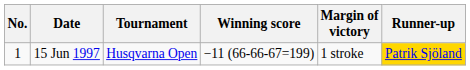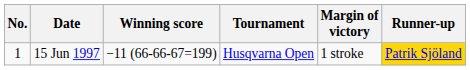columns swapped: (152, 23) <-> (259, 23)
